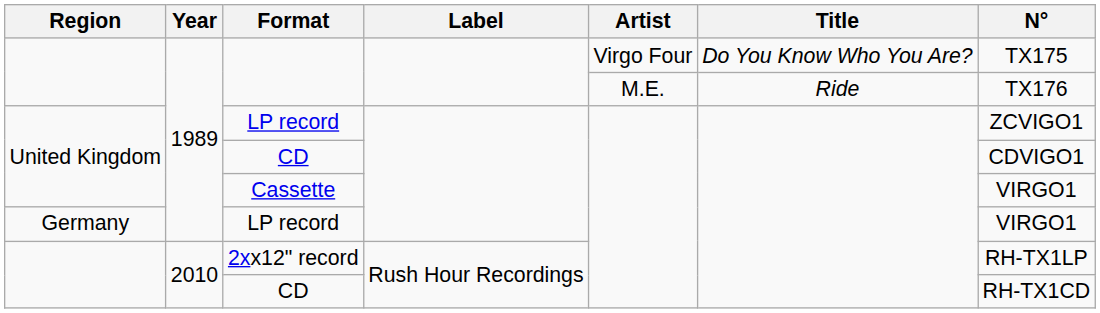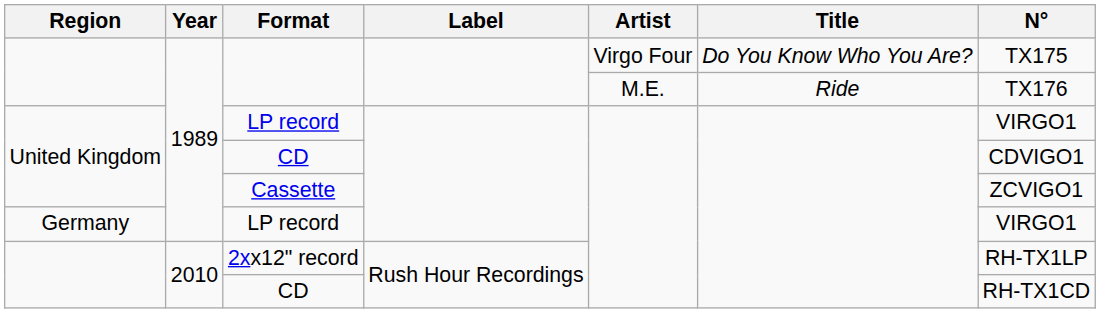(1036, 122) ZCVIGO1 -> (1036, 122) VIRGO1
(1036, 190) VIRGO1 -> (1036, 190) ZCVIGO1
